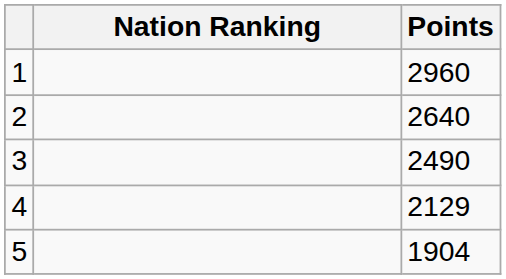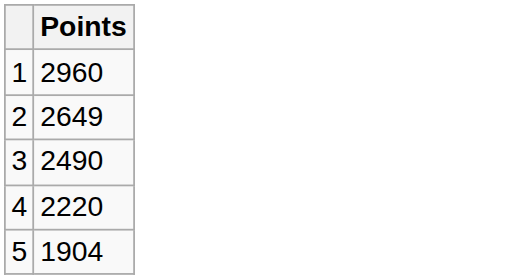- column: (217, 26)
(439, 116) 2640 -> (72, 116) 2649
(439, 206) 2129 -> (72, 206) 2220
